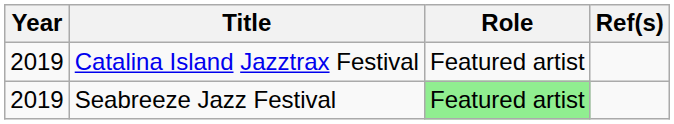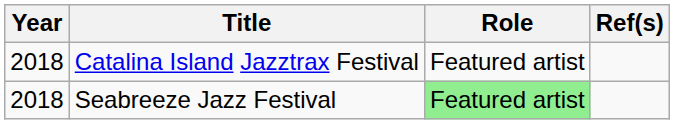(37, 61) 2019 -> (37, 61) 2018
(37, 99) 2019 -> (37, 99) 2018
